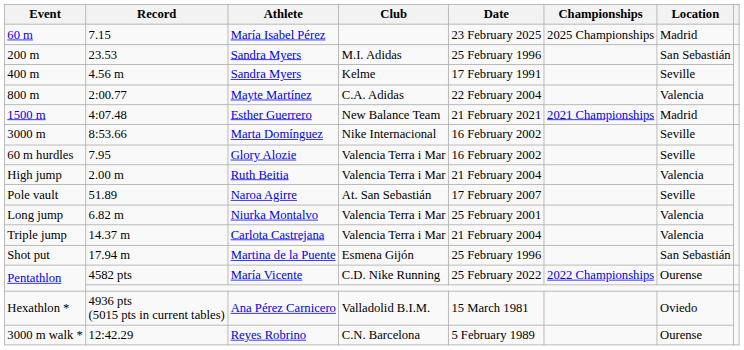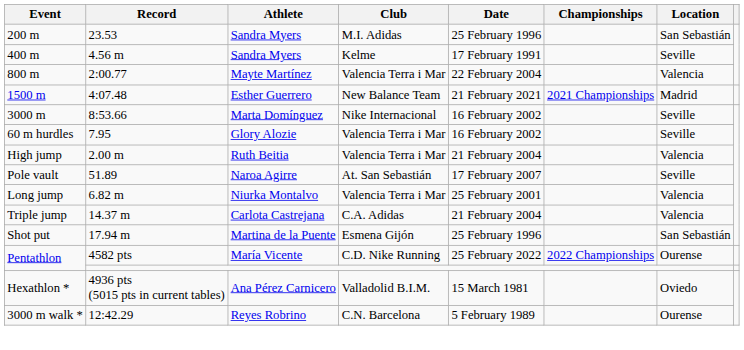- row: (20, 34)
(373, 94) C.A. Adidas -> (394, 74) Valencia Terra i Mar
(394, 235) Valencia Terra i Mar -> (373, 214) C.A. Adidas
